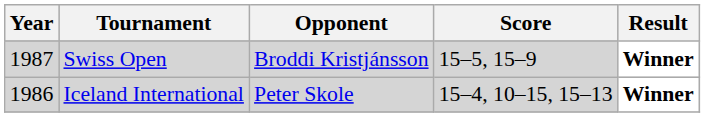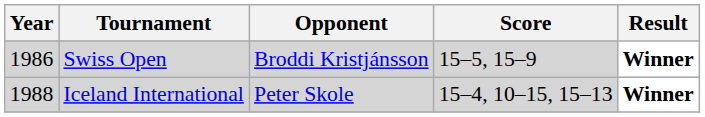(32, 58) 1987 -> (32, 58) 1986
(32, 94) 1986 -> (32, 94) 1988
